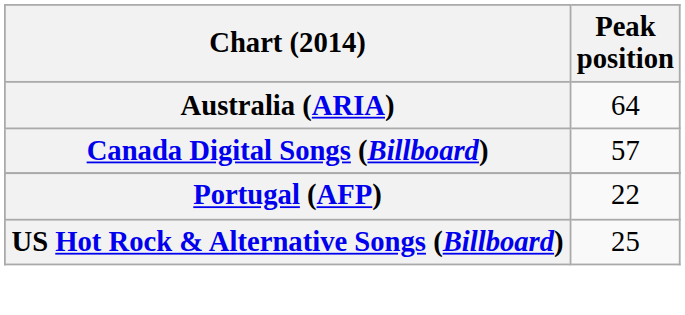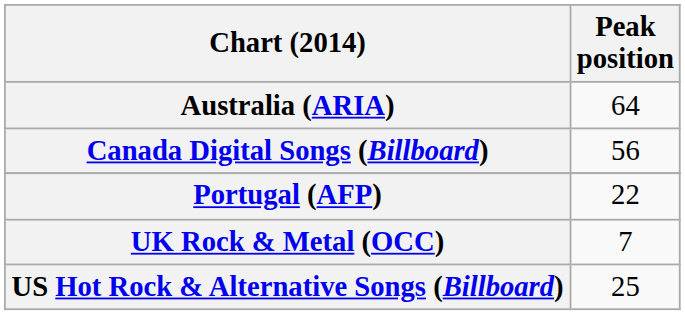(625, 150) 57 -> (625, 150) 56
+ row: (288, 241)
